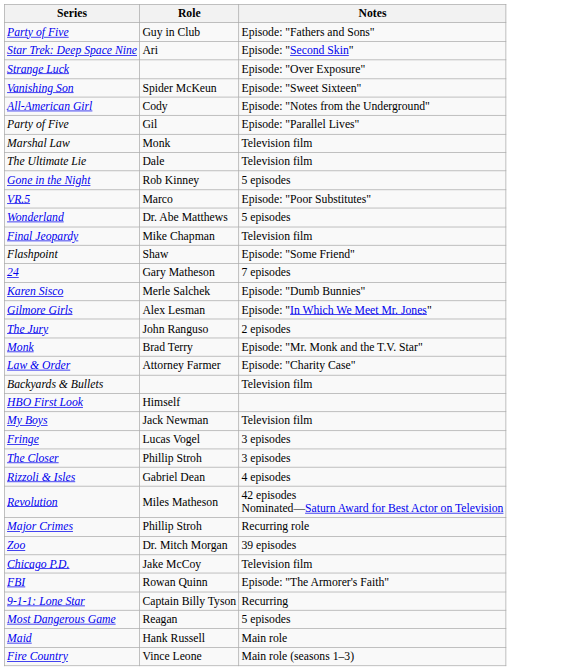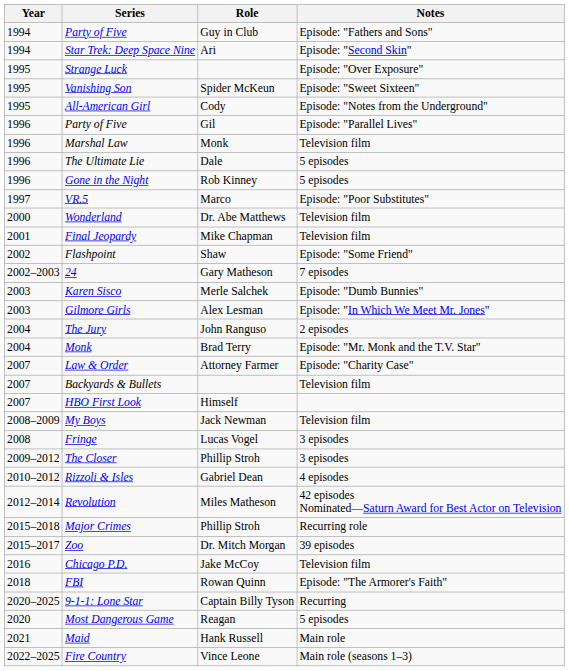+ column: (33, 13)
(277, 161) Television film -> (324, 161) 5 episodes
(266, 217) 5 episodes -> (335, 217) Television film
